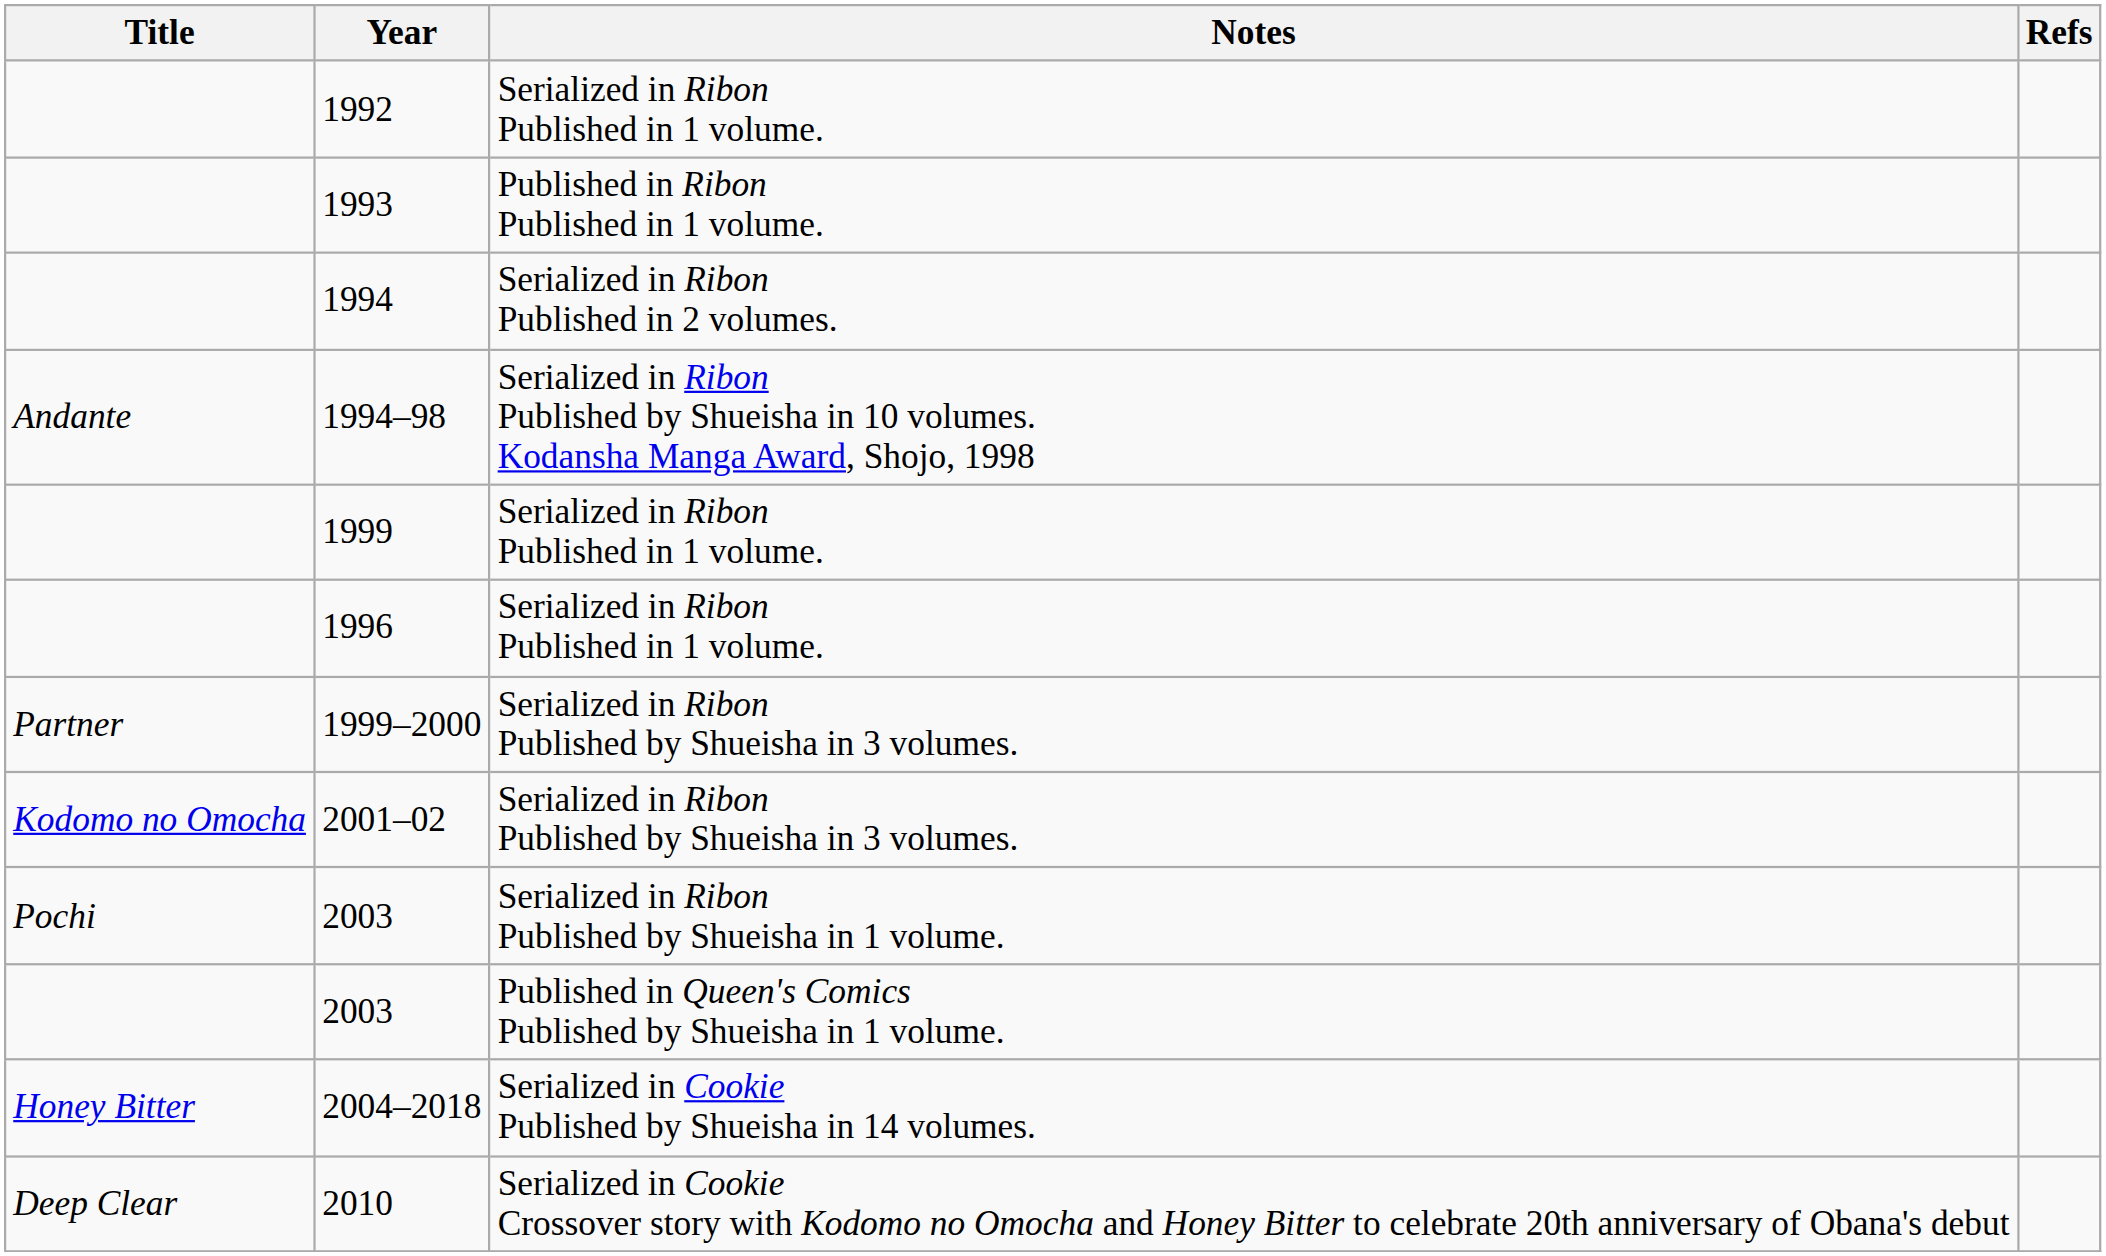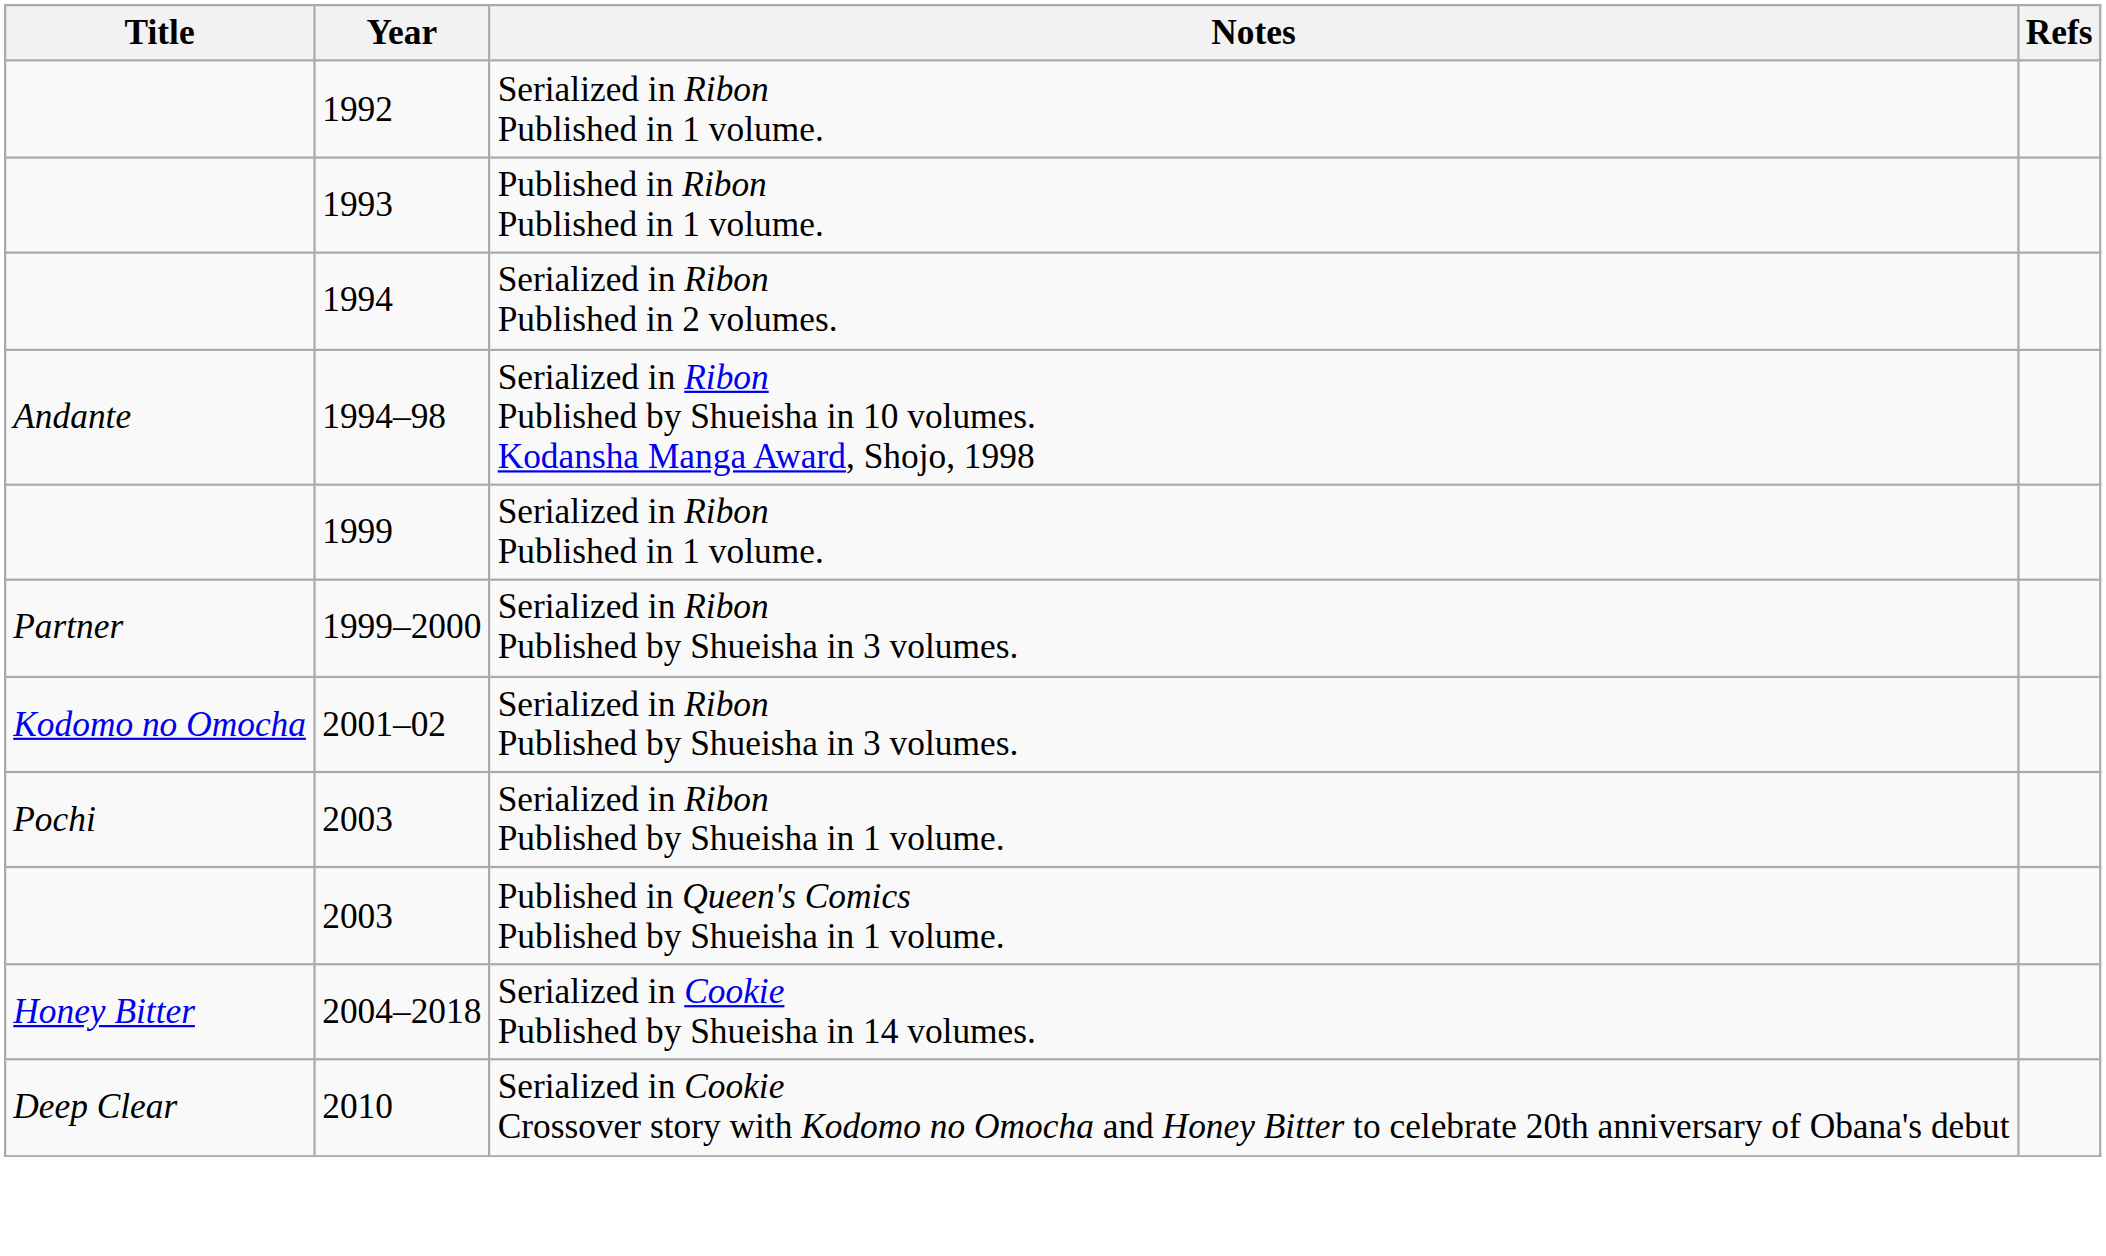- row: (358, 627)
